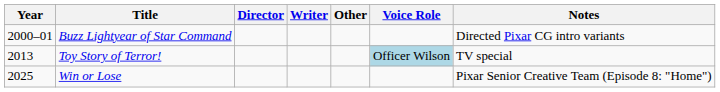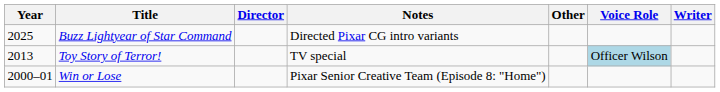columns swapped: (309, 14) <-> (584, 14)
(30, 35) 2000–01 -> (20, 35) 2025
(20, 76) 2025 -> (30, 76) 2000–01
